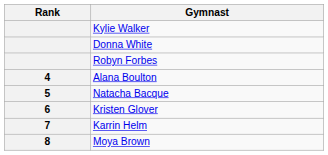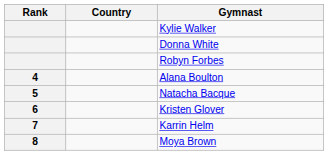+ column: (111, 12)
